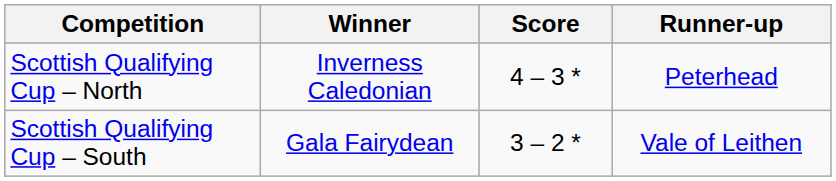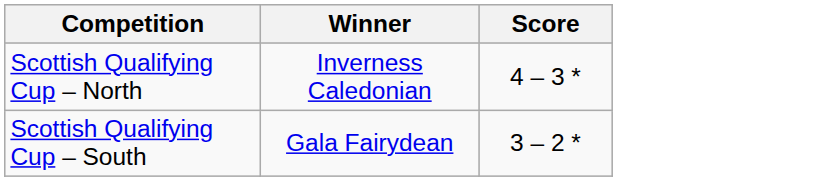- column: (721, 23)
